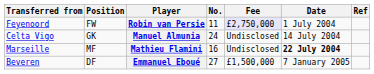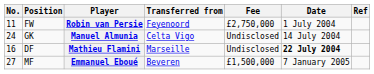columns swapped: (216, 11) <-> (44, 11)
(250, 24) lavender background -> (250, 24) no background
(91, 50) MF -> (29, 50) DF
(91, 62) DF -> (29, 62) MF
